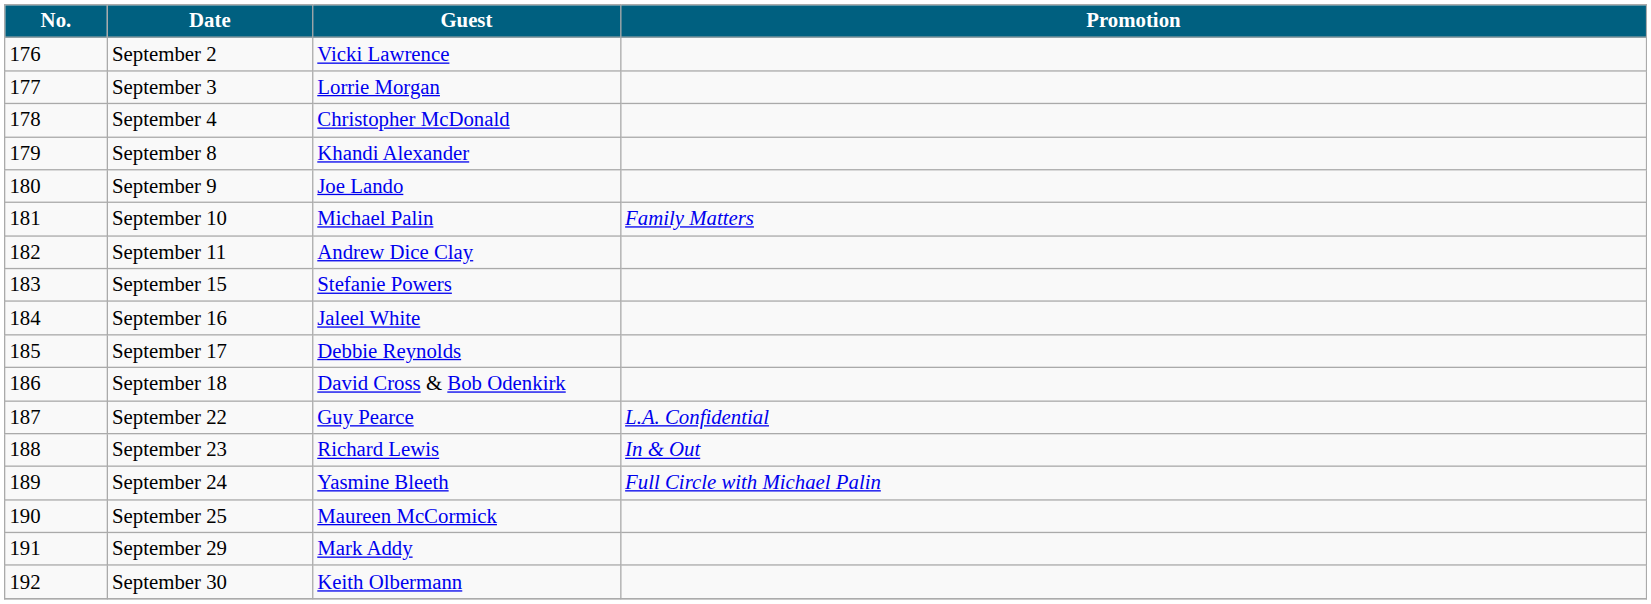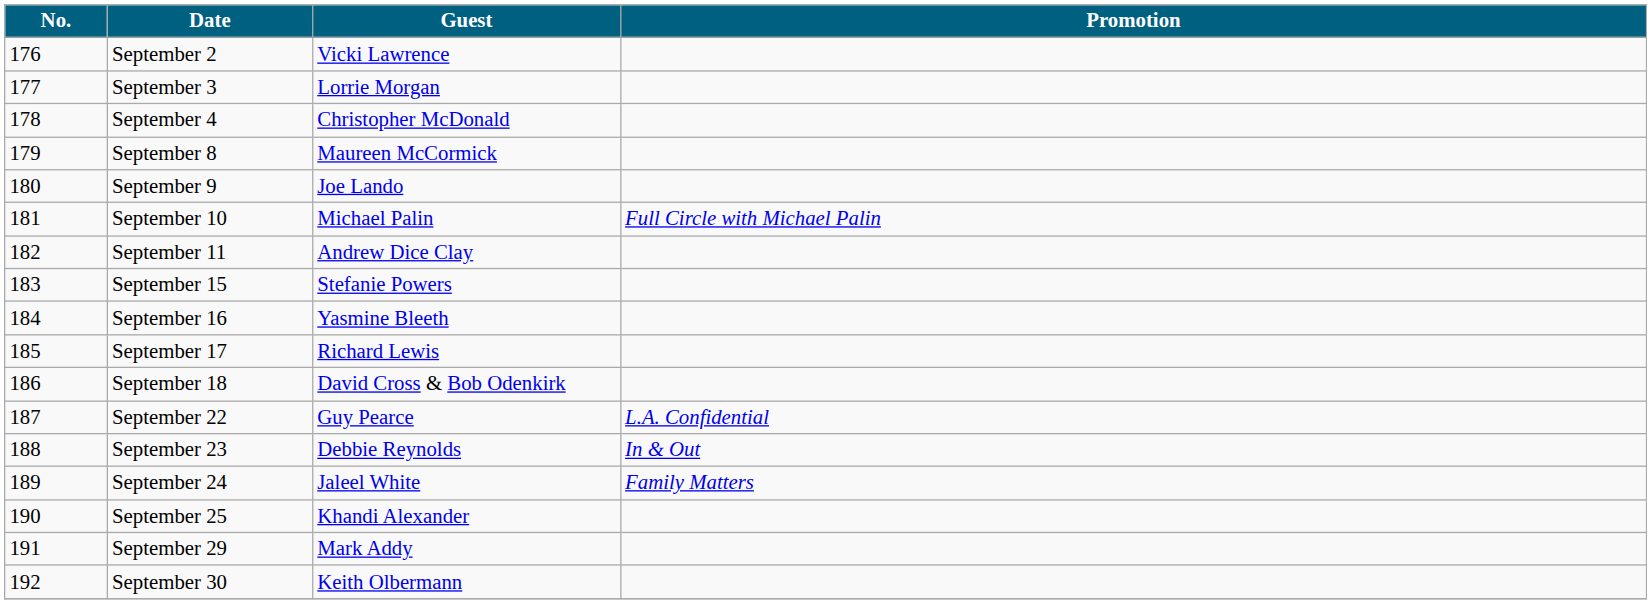(393, 152) Khandi Alexander -> (407, 152) Maureen McCormick
(690, 218) Family Matters -> (753, 218) Full Circle with Michael Palin
(369, 317) Jaleel White -> (383, 317) Yasmine Bleeth
(389, 350) Debbie Reynolds -> (378, 350) Richard Lewis
(378, 449) Richard Lewis -> (389, 449) Debbie Reynolds
(383, 482) Yasmine Bleeth -> (369, 482) Jaleel White
(753, 482) Full Circle with Michael Palin -> (690, 482) Family Matters
(407, 515) Maureen McCormick -> (393, 515) Khandi Alexander
